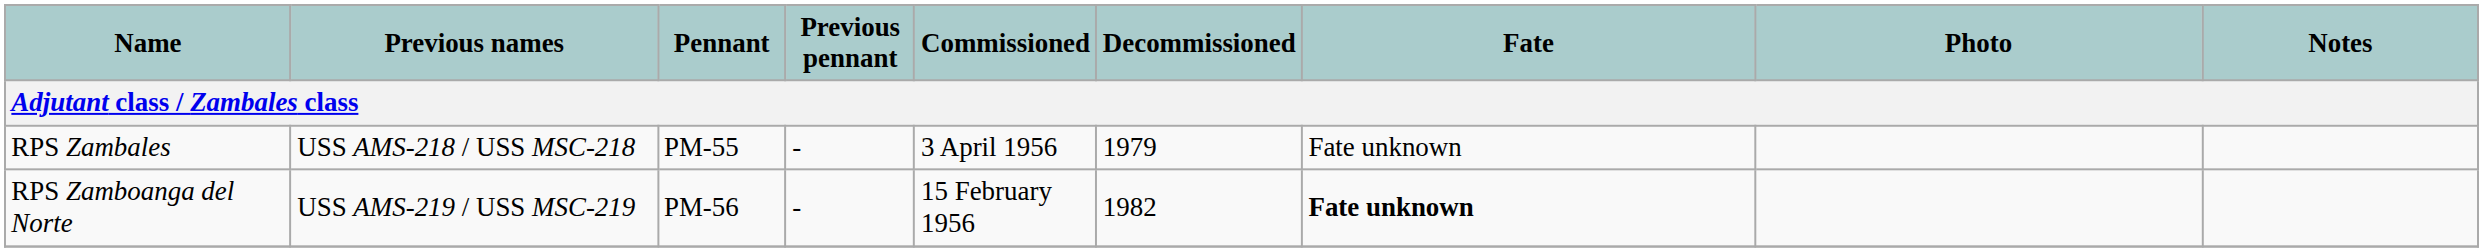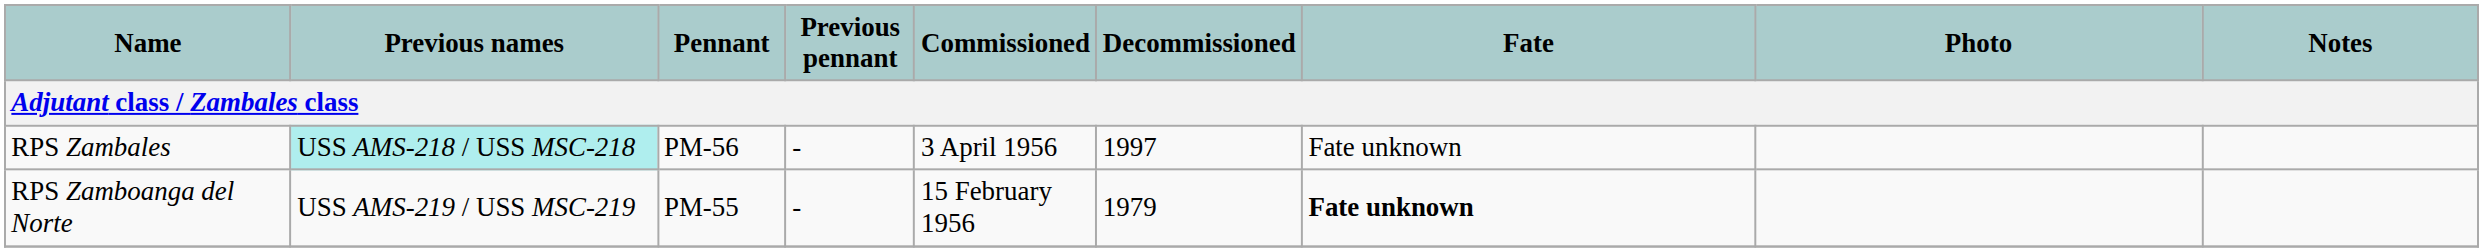(466, 146) no background -> (466, 146) paleturquoise background
(701, 146) PM-55 -> (701, 146) PM-56
(1130, 146) 1979 -> (1130, 146) 1997
(701, 207) PM-56 -> (701, 207) PM-55
(1130, 207) 1982 -> (1130, 207) 1979
